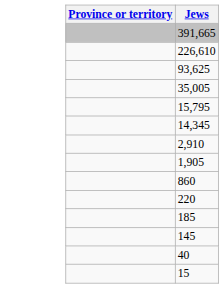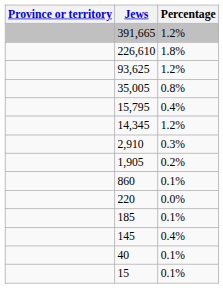+ column: (188, 14)
